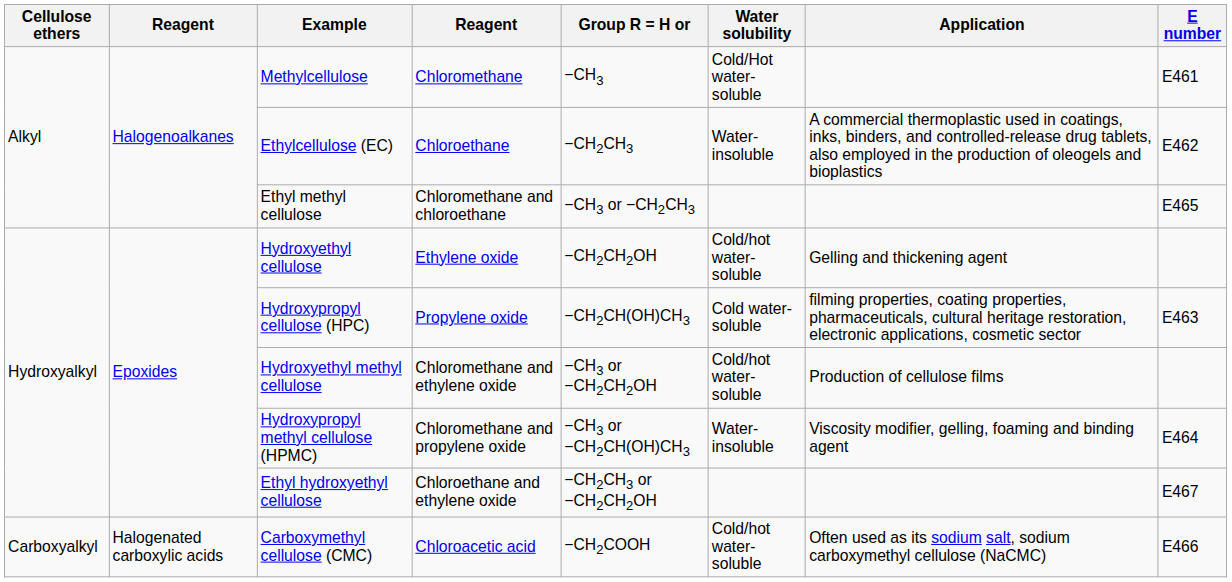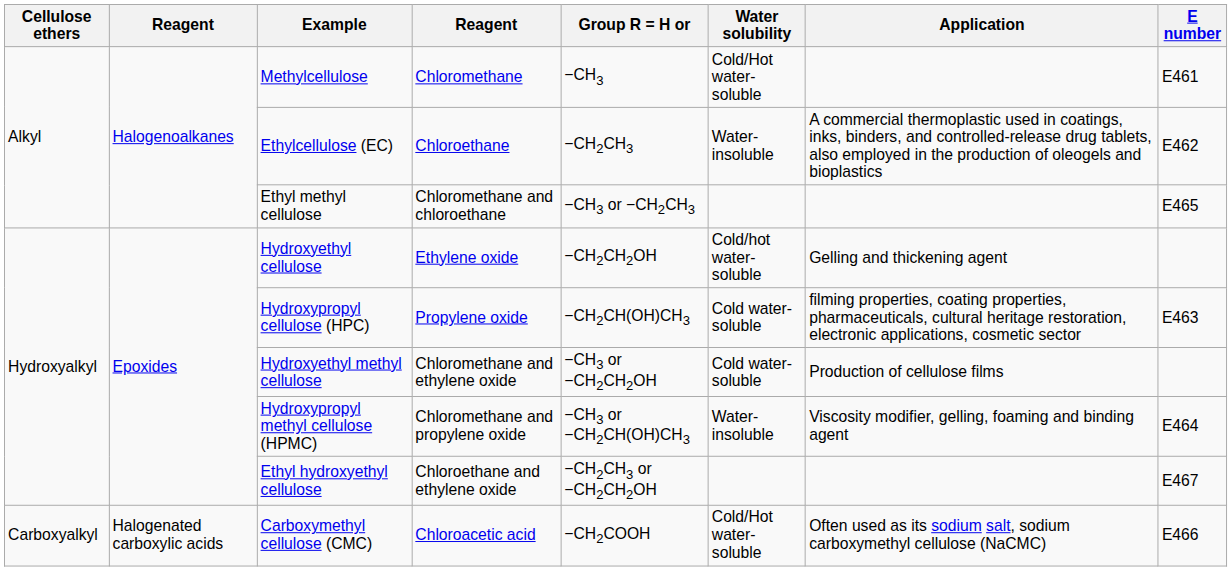(741, 377) Cold/hot water-soluble -> (752, 372) Cold water-soluble
(741, 546) Cold/hot water-soluble -> (742, 535) Cold/Hot water-soluble
